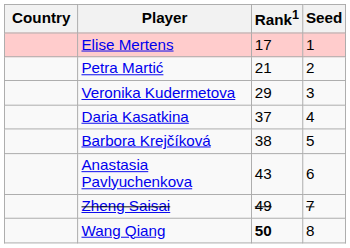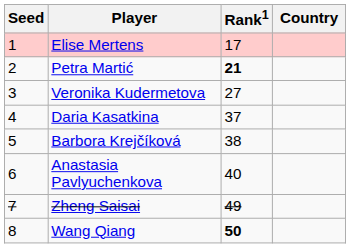columns swapped: (41, 18) <-> (324, 18)
(263, 68) normal -> (233, 68) bold
(263, 92) 29 -> (233, 92) 27
(263, 173) 43 -> (233, 173) 40
